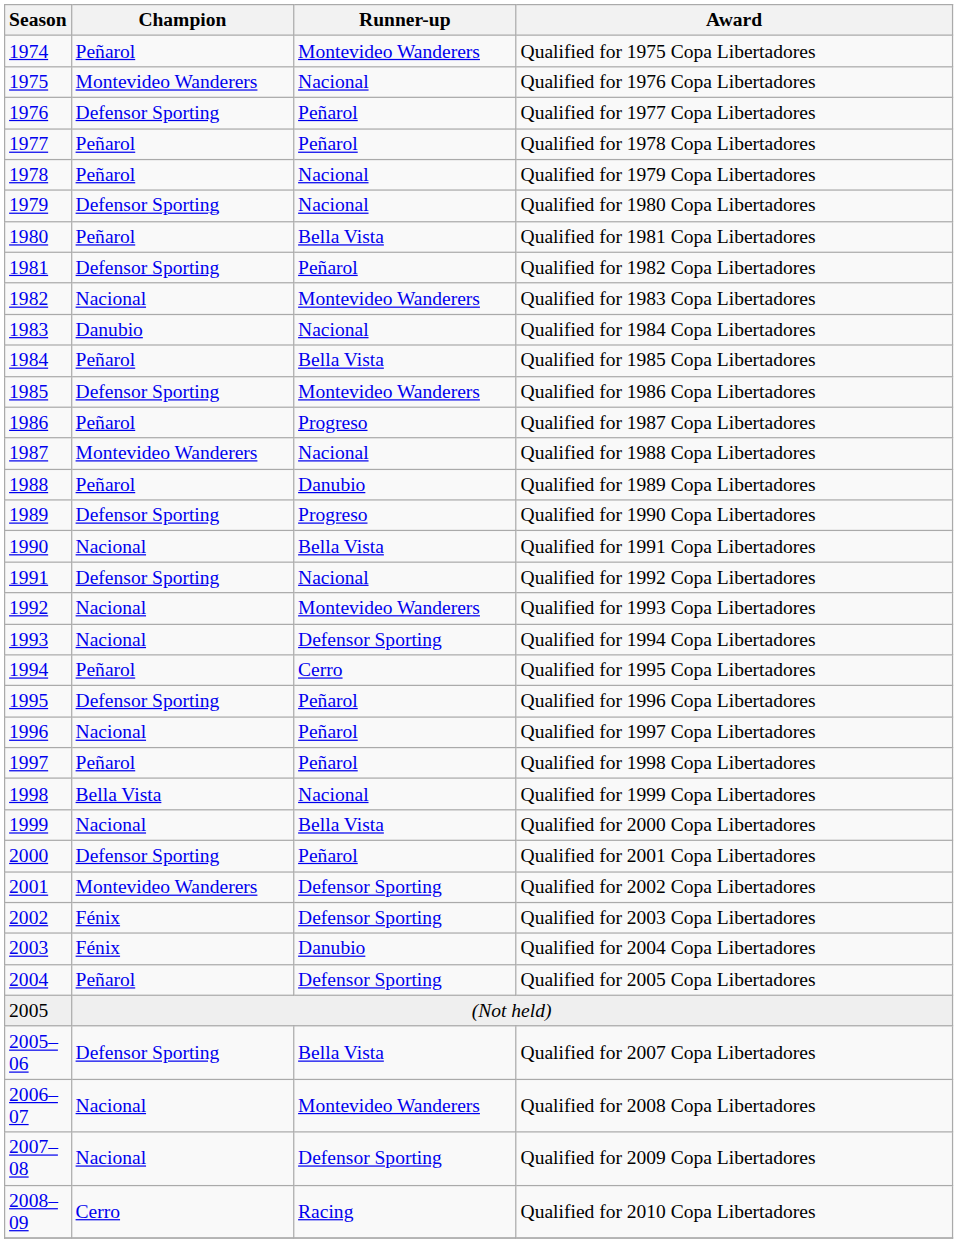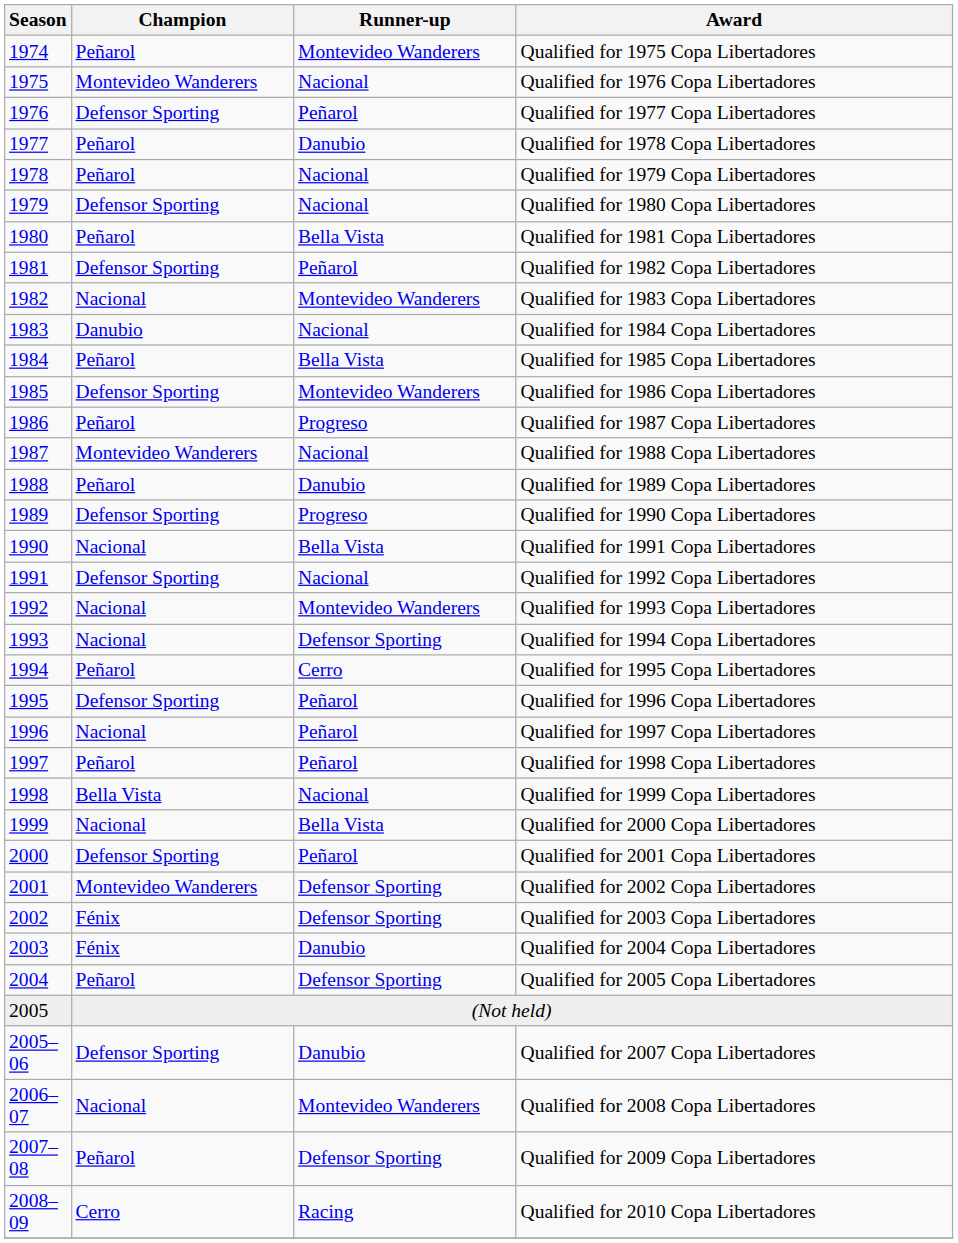(328, 143) Peñarol -> (332, 143) Danubio
(341, 1052) Bella Vista -> (332, 1052) Danubio
(111, 1158) Nacional -> (105, 1158) Peñarol
